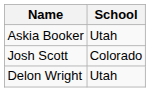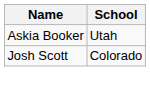- row: (45, 76)
